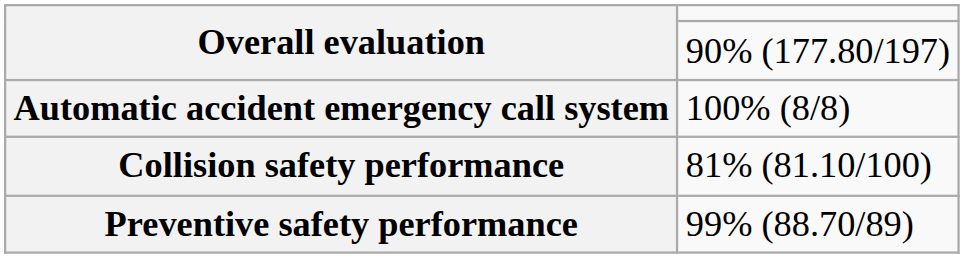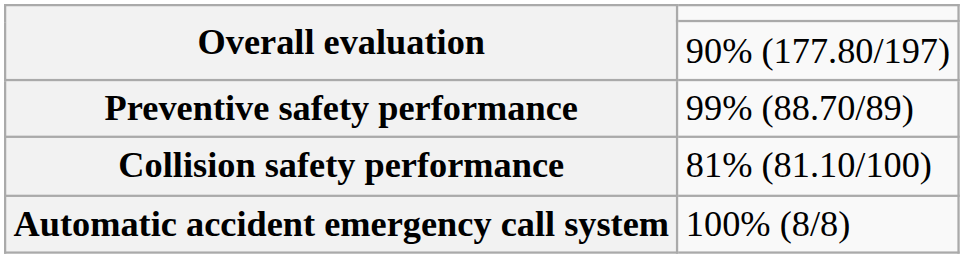rows swapped: (341, 222) <-> (341, 107)
